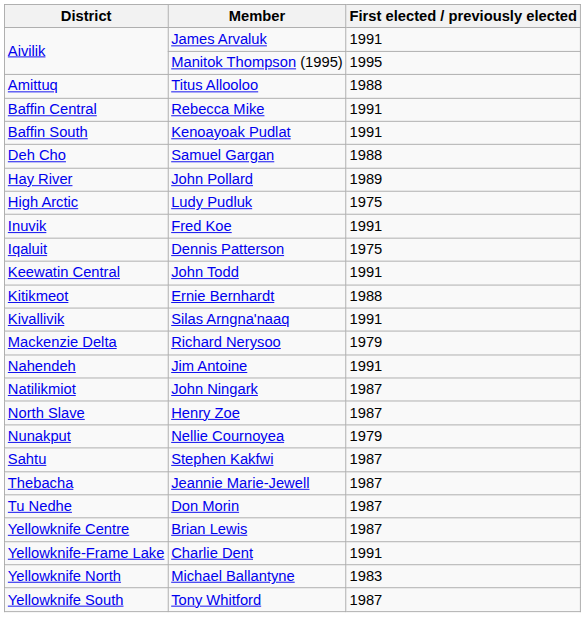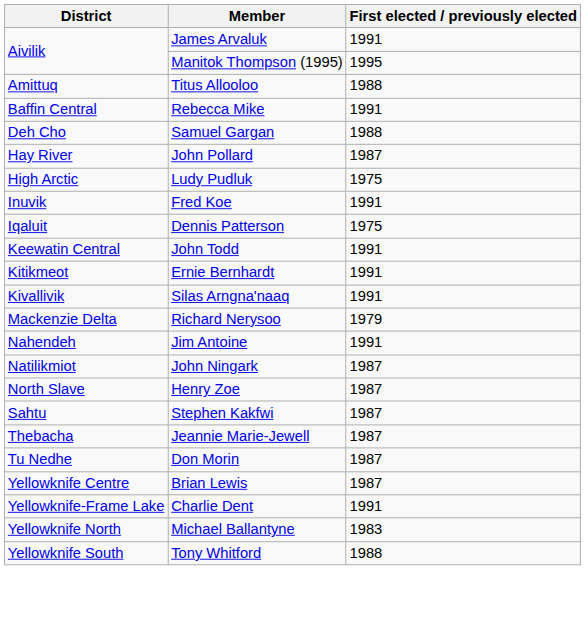- row: (231, 132)
(366, 179) 1989 -> (366, 156) 1987
(366, 296) 1988 -> (366, 272) 1991
- row: (228, 436)
(366, 599) 1987 -> (366, 553) 1988
